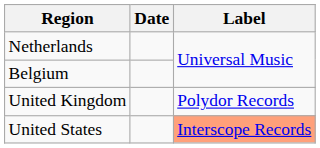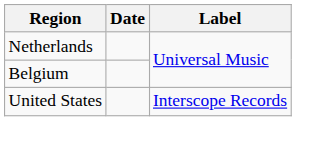- row: (67, 101)
(244, 128) lightsalmon background -> (220, 101) no background
